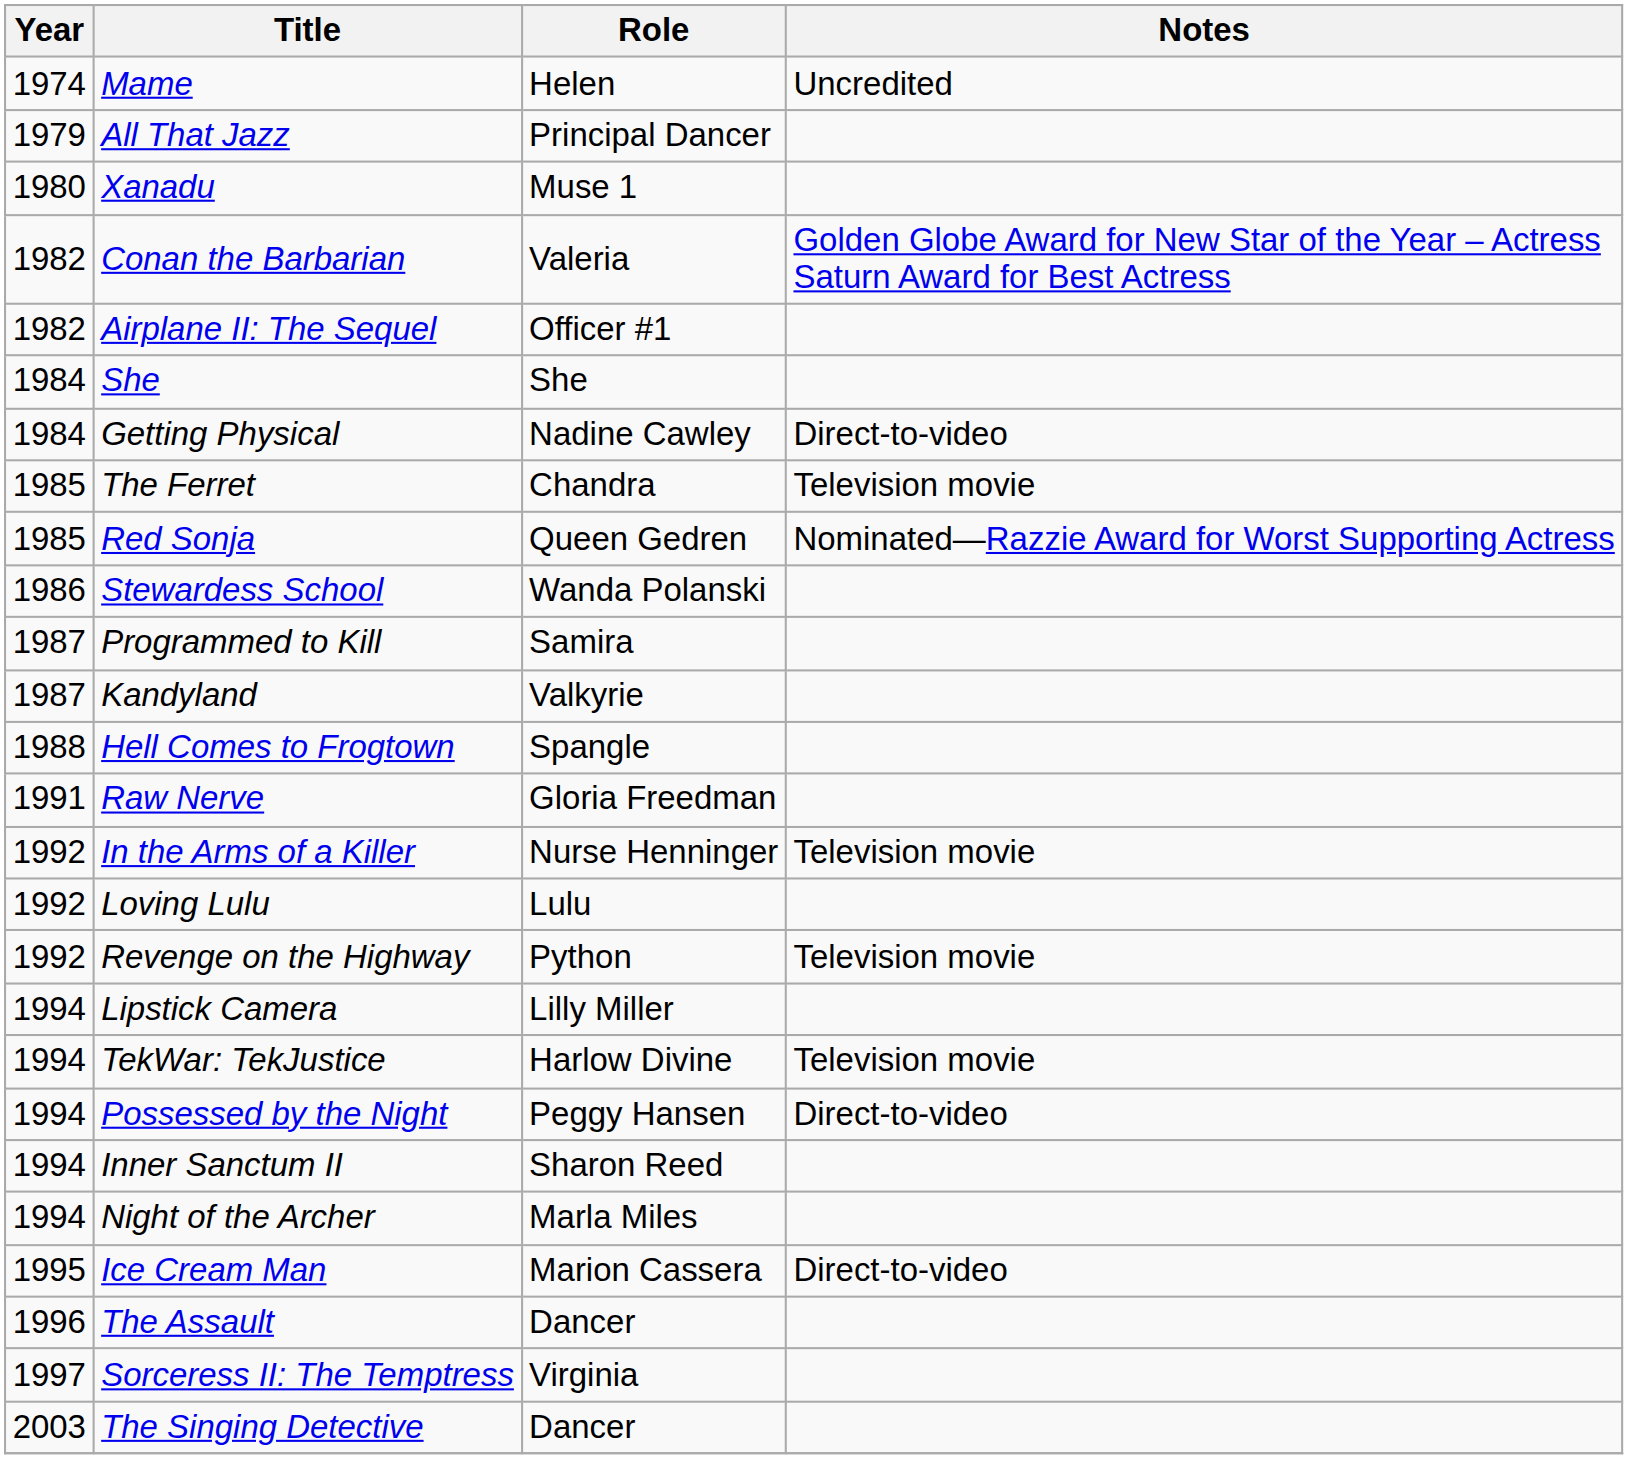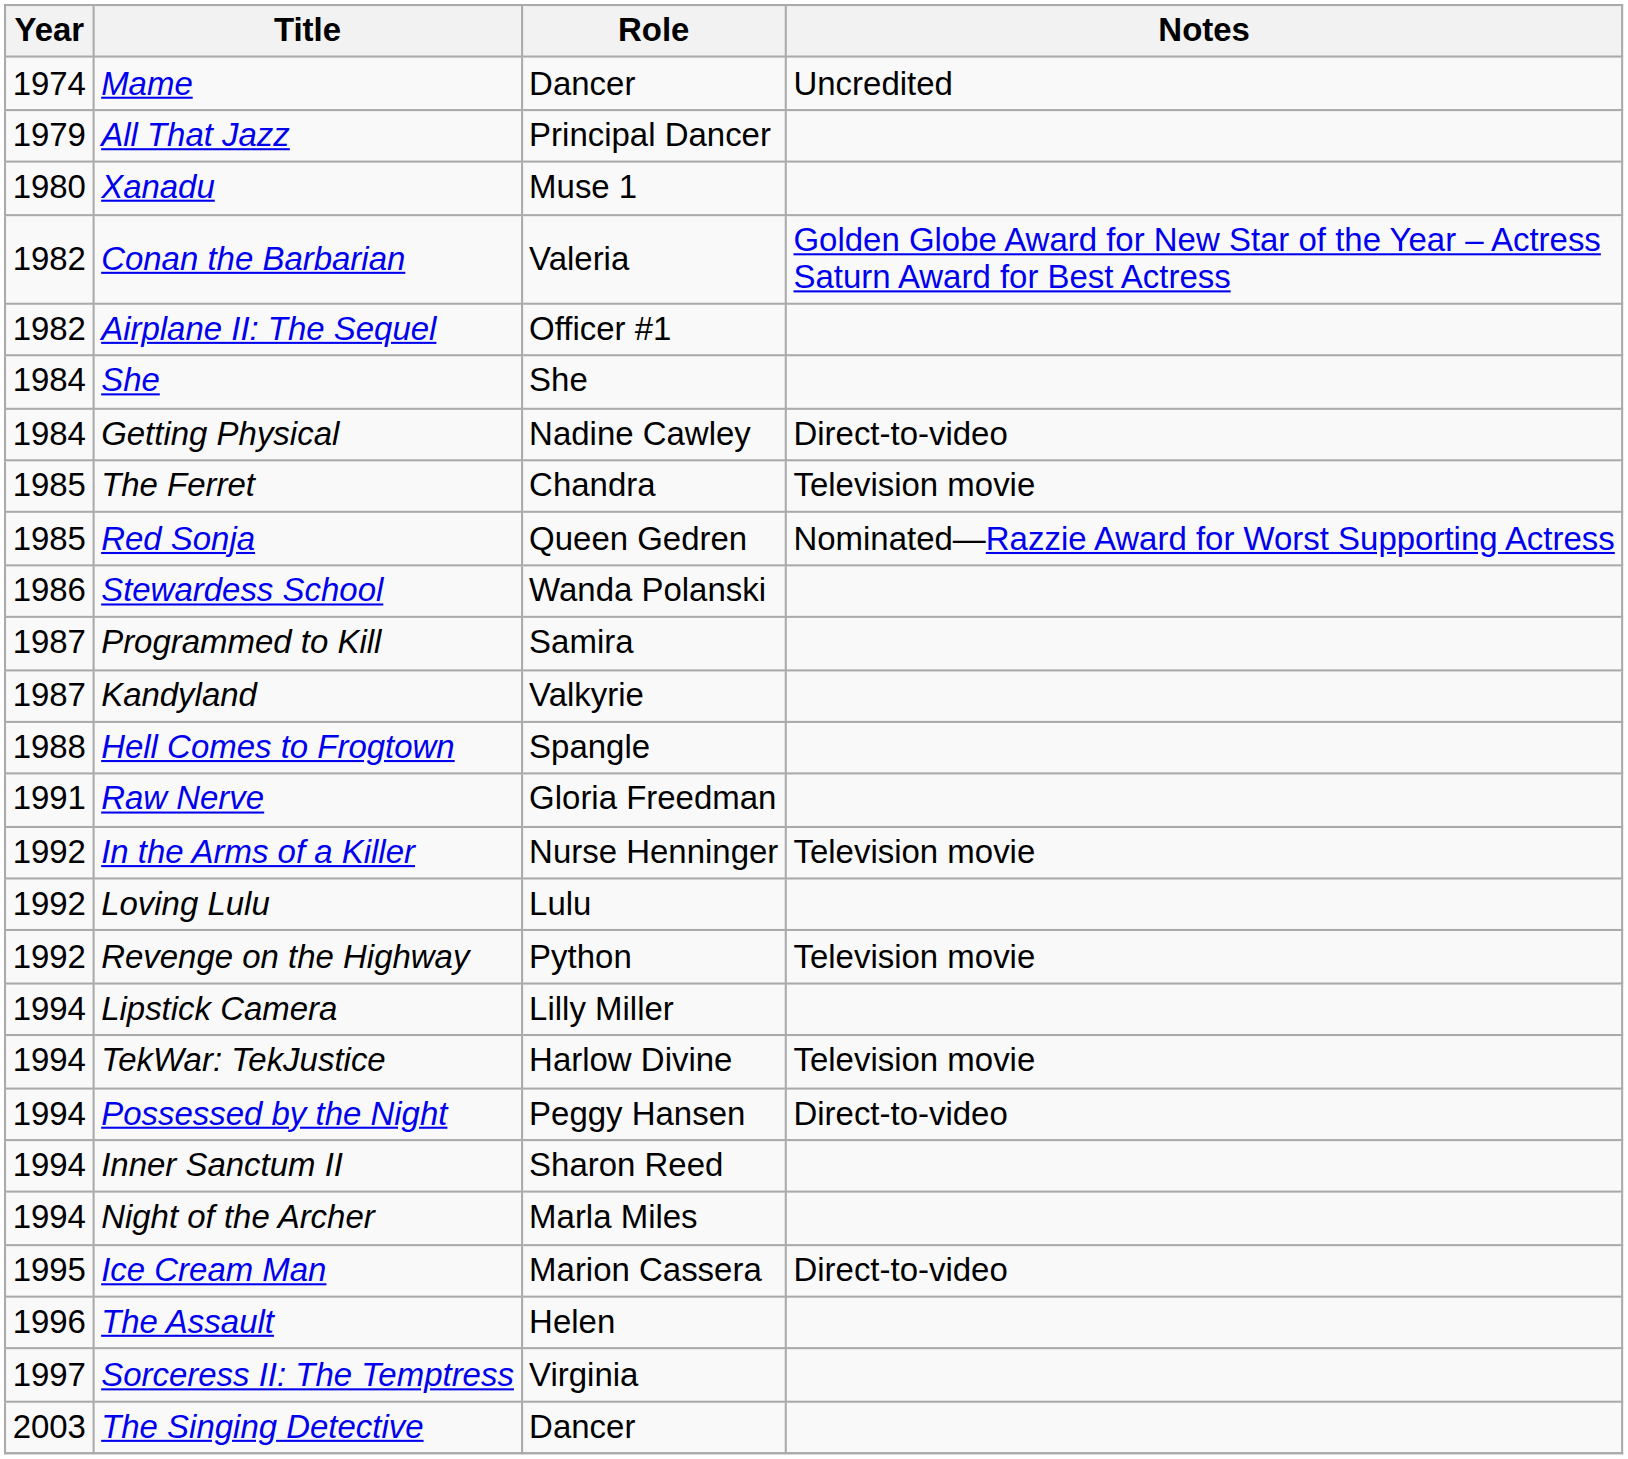(572, 82) Helen -> (582, 82) Dancer
(582, 1322) Dancer -> (572, 1322) Helen
